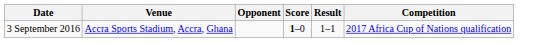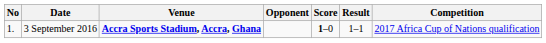+ column: (13, 12)
(159, 28) normal -> (181, 28) bold
